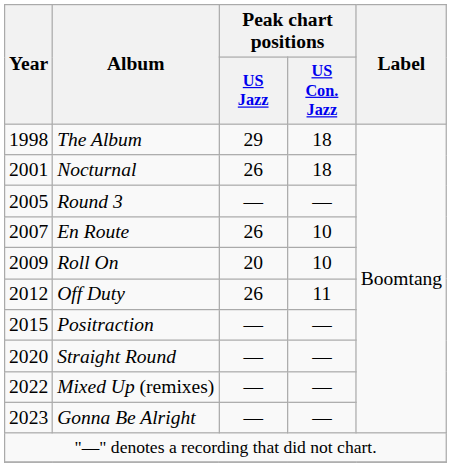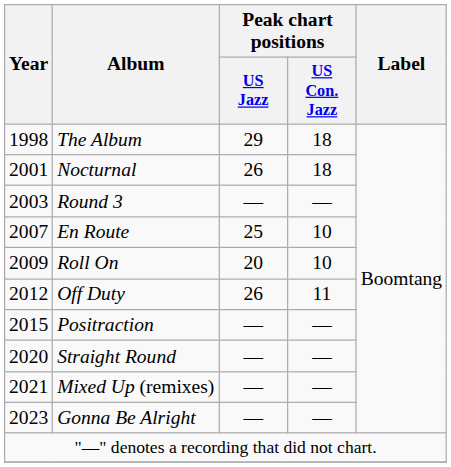(29, 201) 2005 -> (29, 201) 2003
(253, 232) 26 -> (253, 232) 25
(29, 386) 2022 -> (29, 386) 2021
